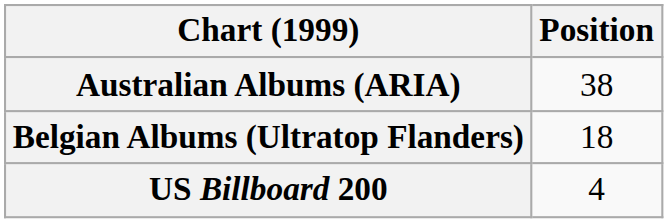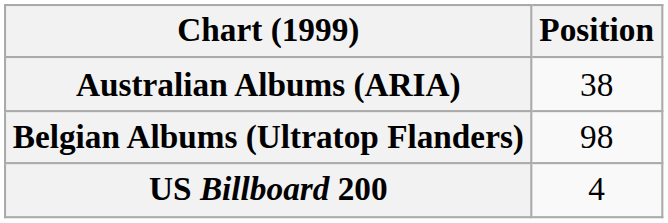(597, 136) 18 -> (597, 136) 98
